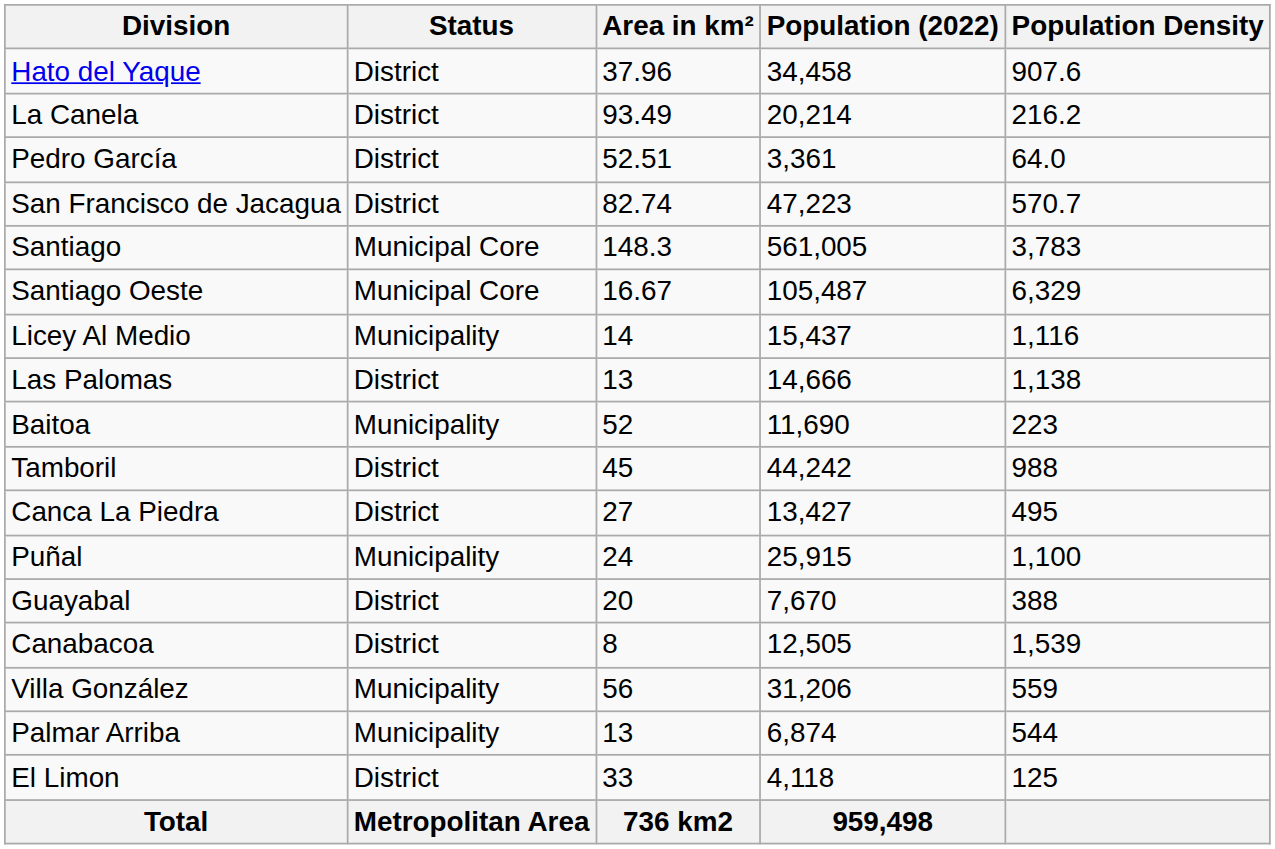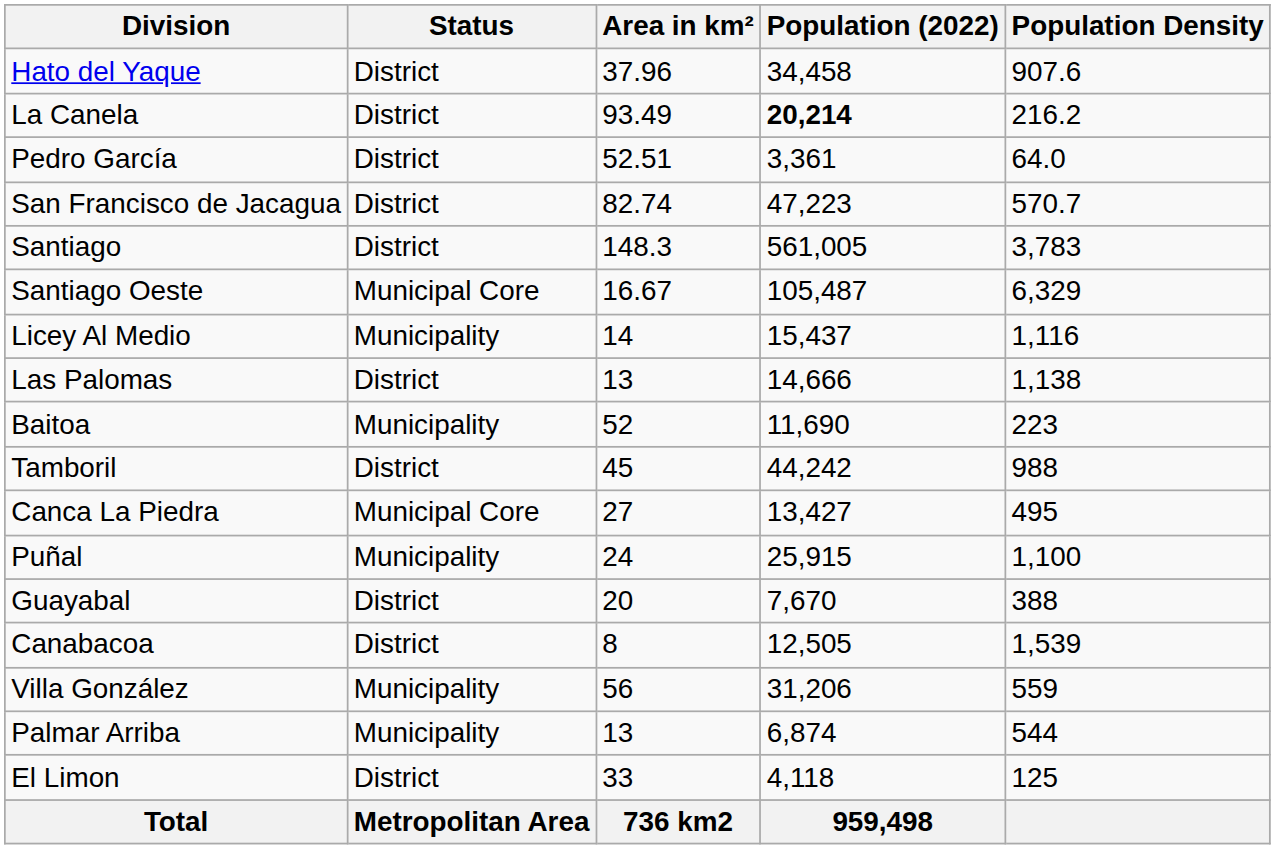(809, 114) normal -> (809, 114) bold
(447, 247) Municipal Core -> (396, 247) District
(396, 512) District -> (447, 512) Municipal Core
